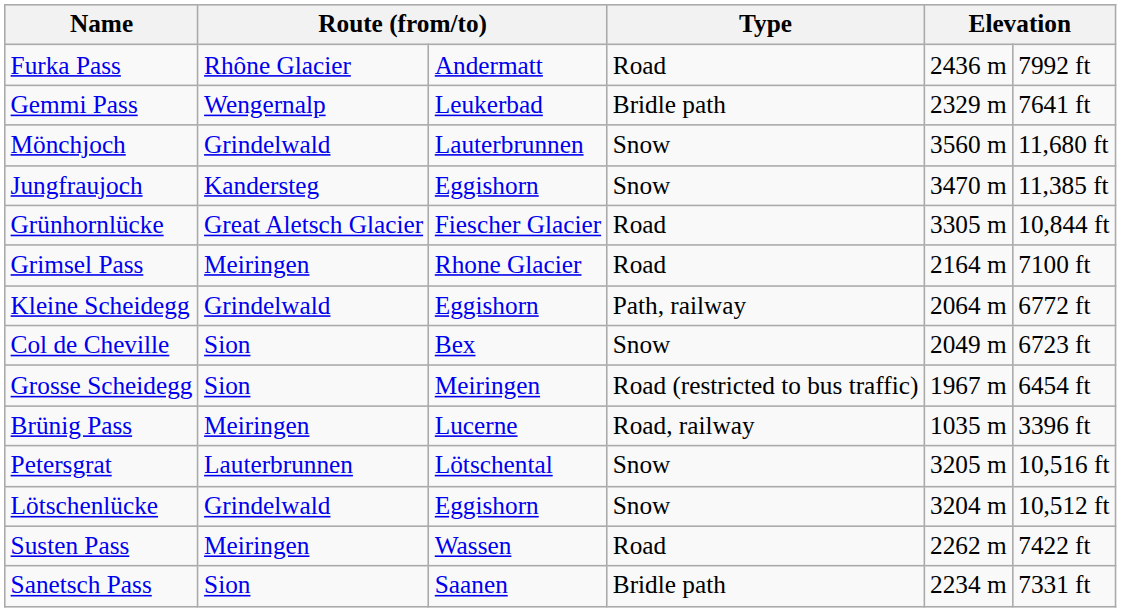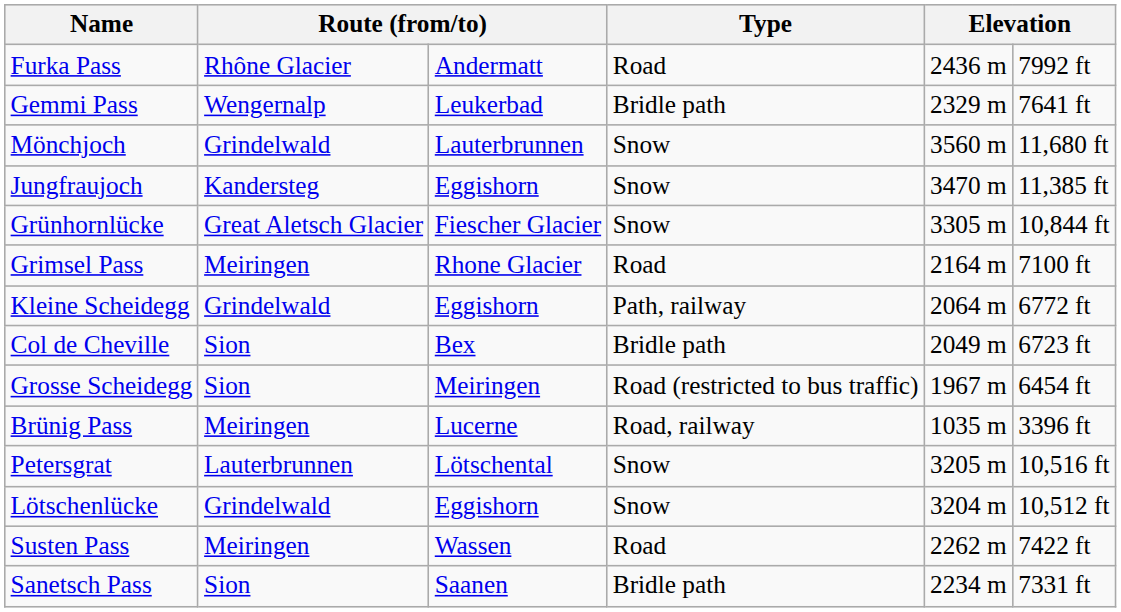(639, 225) Road -> (642, 225) Snow
(642, 345) Snow -> (669, 345) Bridle path
